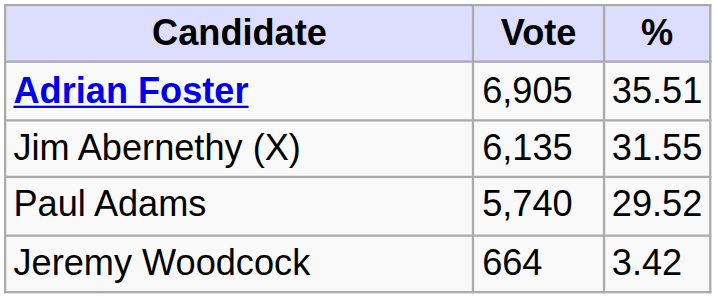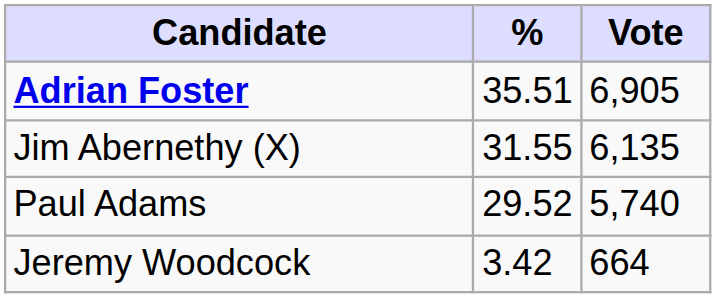columns swapped: (539, 33) <-> (657, 33)
